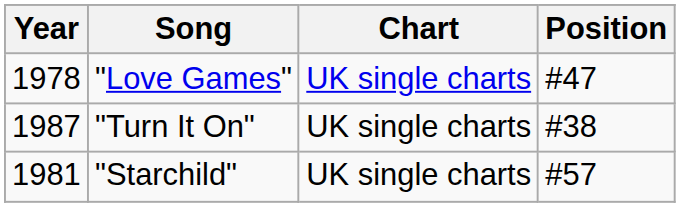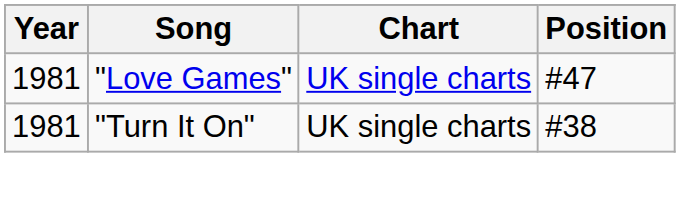(46, 77) 1978 -> (46, 77) 1981
(46, 126) 1987 -> (46, 126) 1981
- row: (166, 175)
